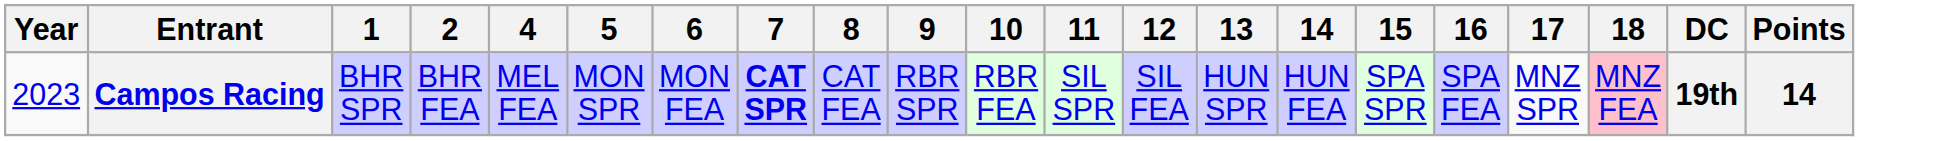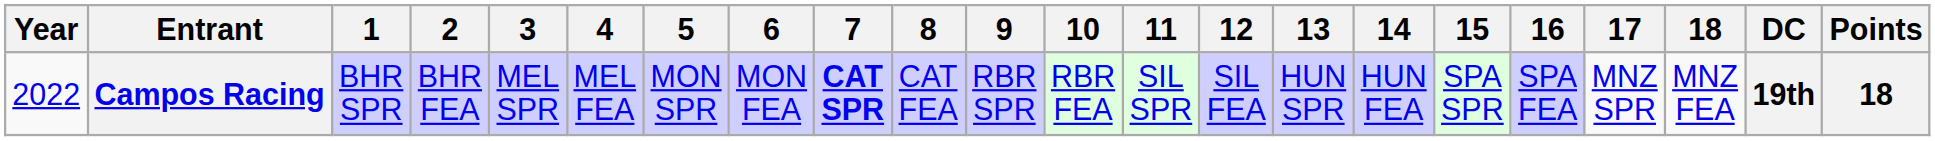+ column: (528, 29)
(46, 94) 2023 -> (46, 94) 2022
(1628, 94) pink background -> (1705, 94) no background
(1799, 94) 14 -> (1876, 94) 18
